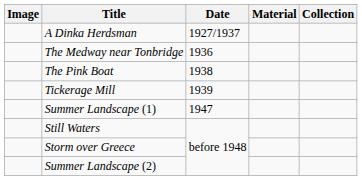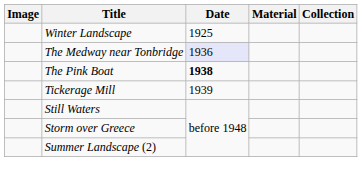+ row: (88, 33)
- row: (91, 33)
(201, 52) no background -> (201, 52) lavender background
(201, 71) normal -> (201, 71) bold
- row: (100, 109)
